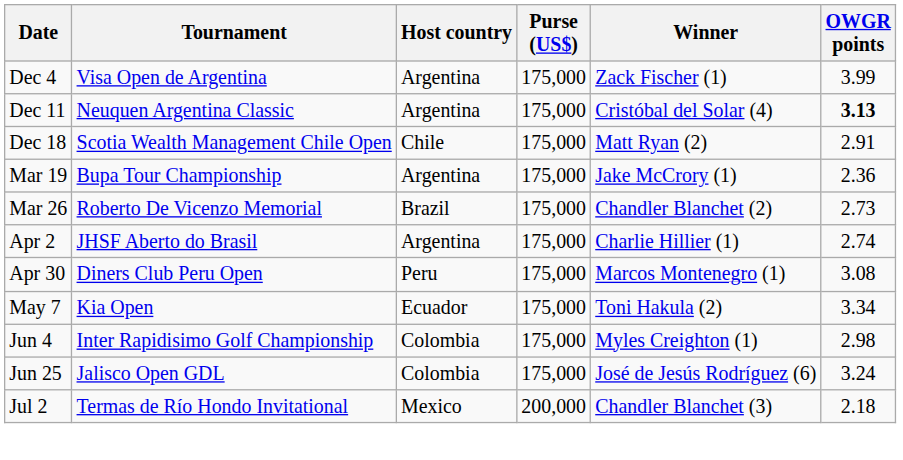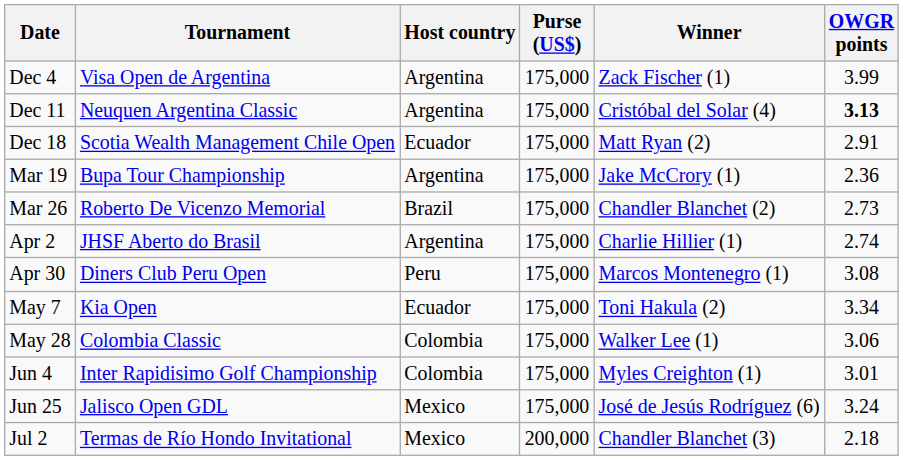(423, 143) Chile -> (437, 143) Ecuador
+ row: (40, 340)
(858, 340) 2.98 -> (861, 373) 3.01
(440, 373) Colombia -> (435, 405) Mexico
